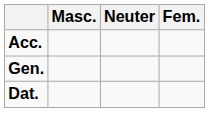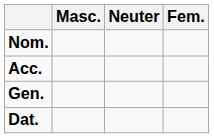+ row: (28, 42)
